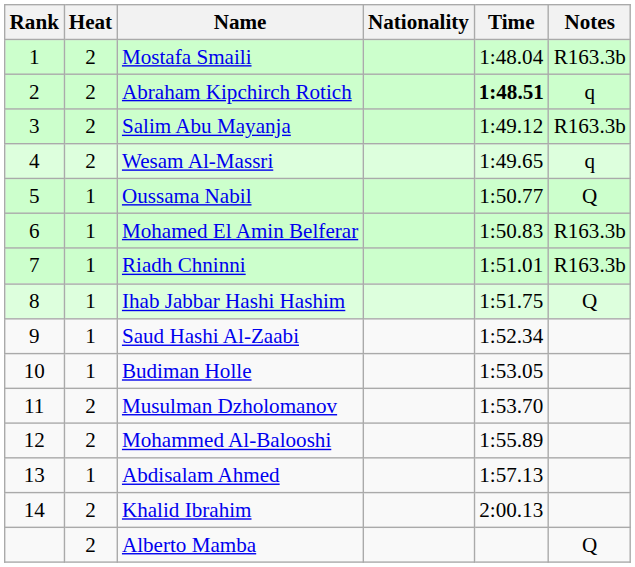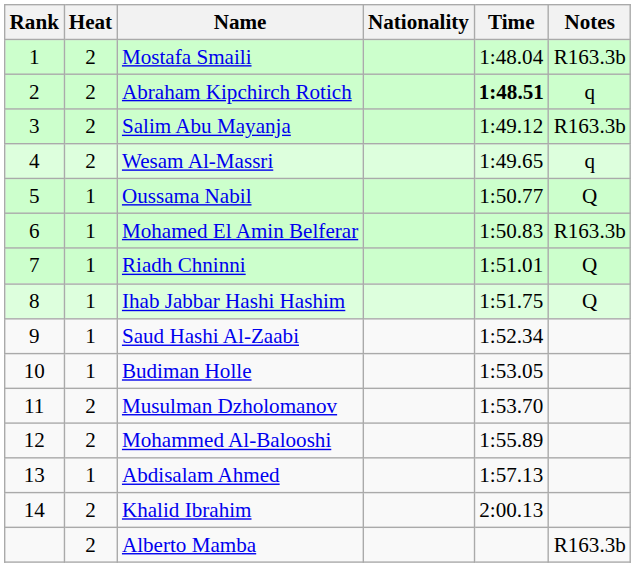(590, 265) R163.3b -> (590, 265) Q
(590, 544) Q -> (590, 544) R163.3b
